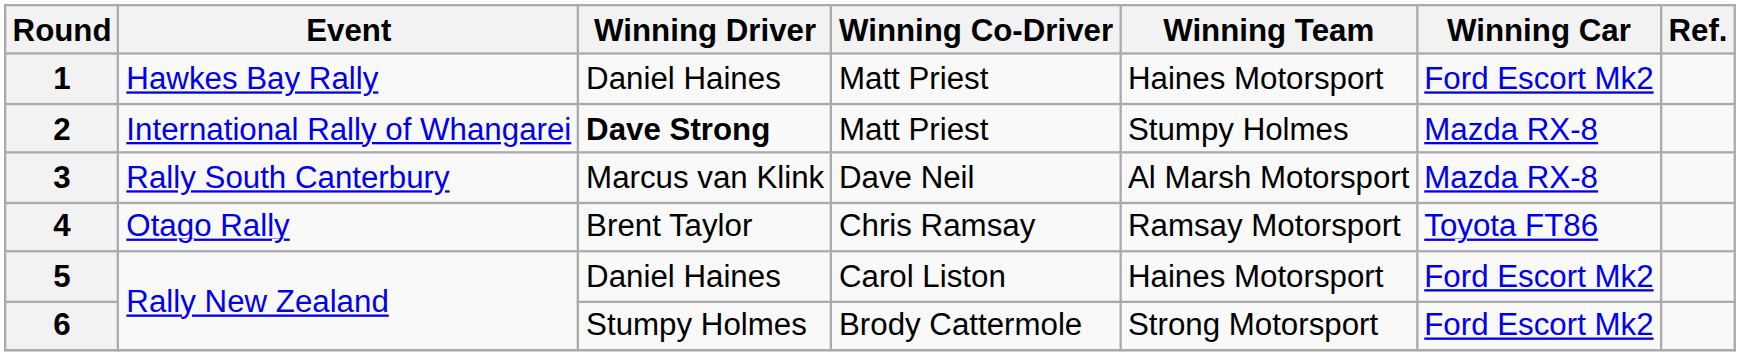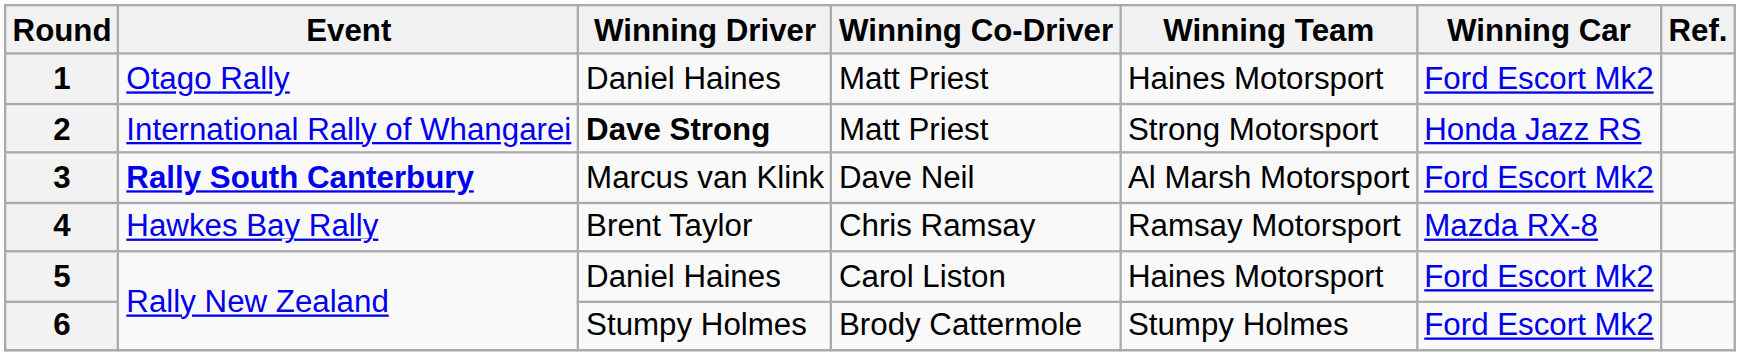(252, 79) Hawkes Bay Rally -> (208, 79) Otago Rally
(1238, 128) Stumpy Holmes -> (1253, 128) Strong Motorsport
(1511, 128) Mazda RX-8 -> (1533, 128) Honda Jazz RS
(288, 177) normal -> (300, 177) bold
(1511, 177) Mazda RX-8 -> (1539, 177) Ford Escort Mk2
(208, 227) Otago Rally -> (252, 227) Hawkes Bay Rally
(1511, 227) Toyota FT86 -> (1511, 227) Mazda RX-8
(1253, 325) Strong Motorsport -> (1238, 325) Stumpy Holmes
